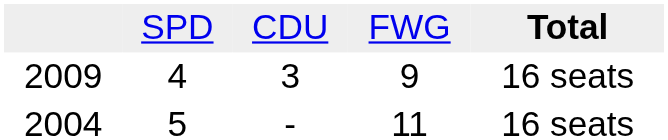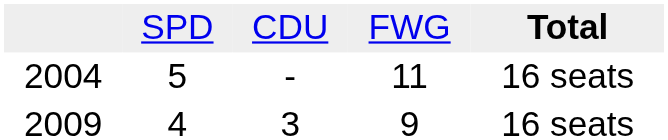rows swapped: (63, 76) <-> (63, 124)
